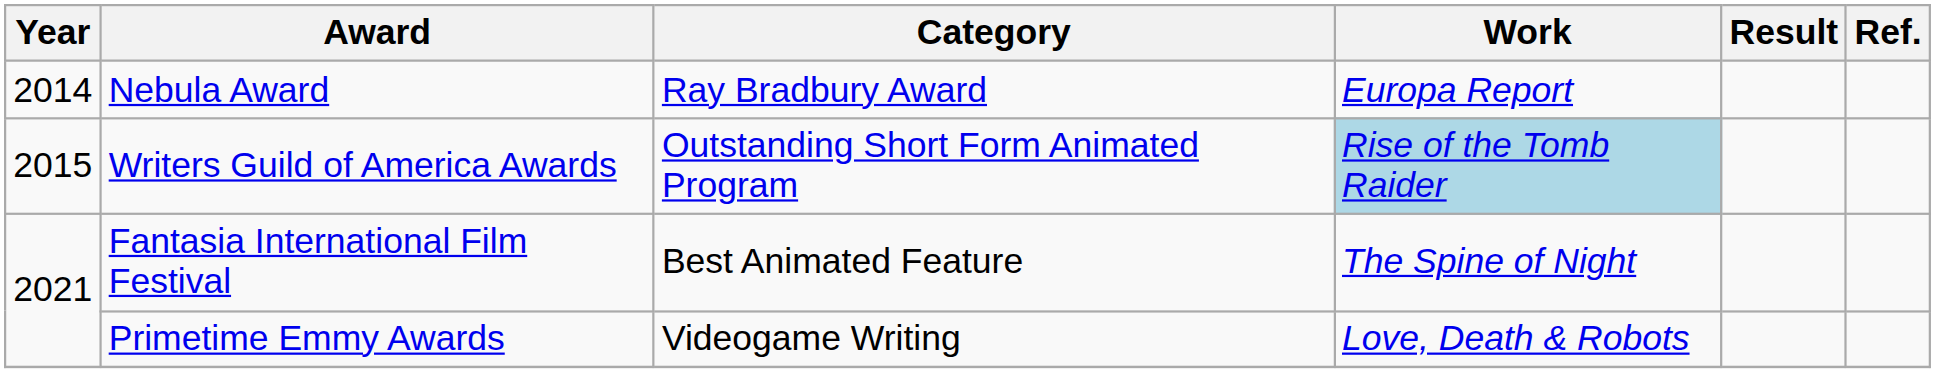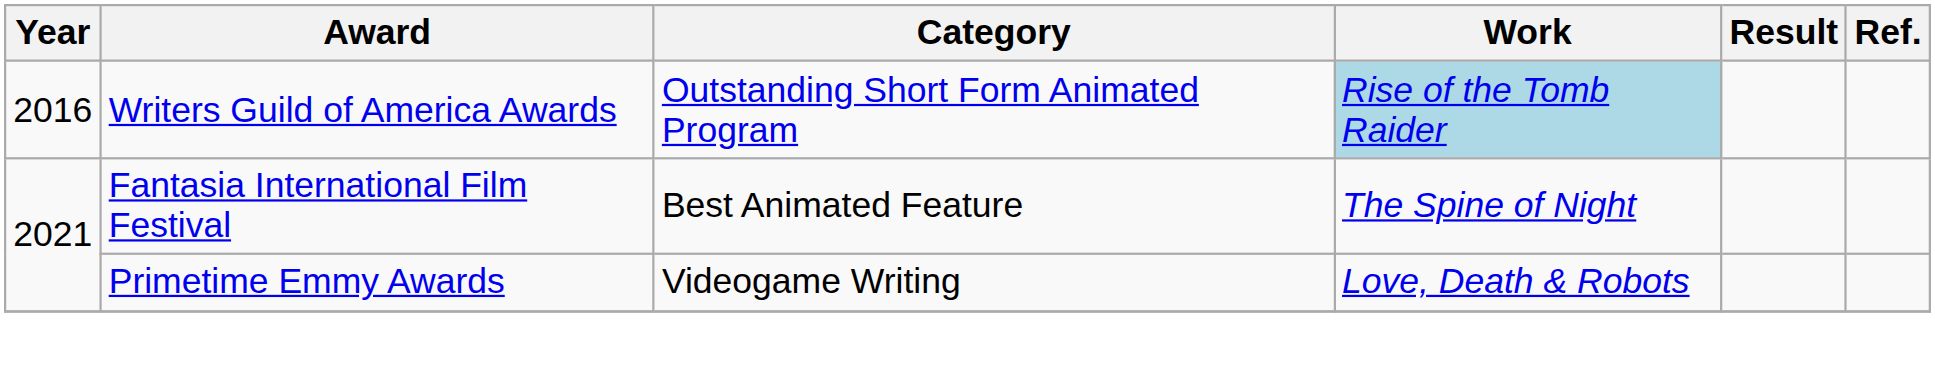- row: (219, 88)
(53, 165) 2015 -> (53, 108) 2016
